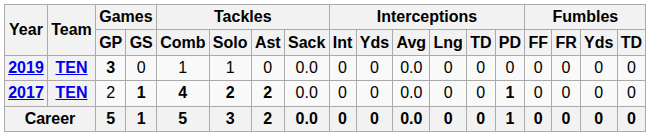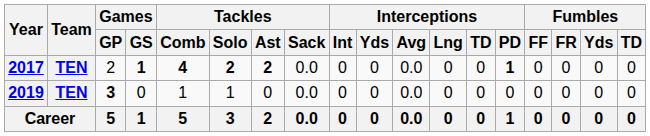rows swapped: (26, 93) <-> (26, 67)
